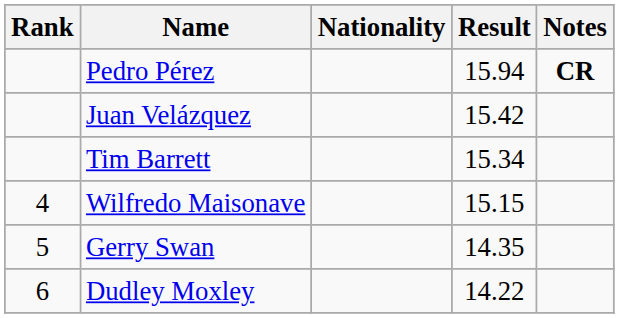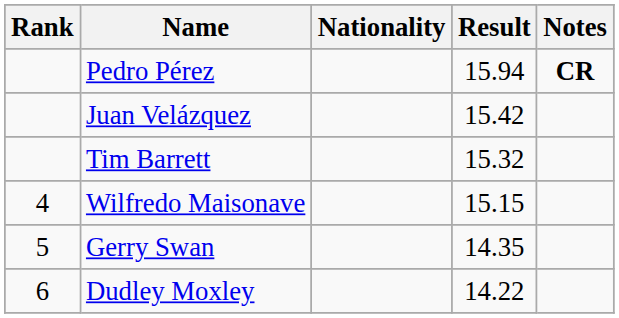(494, 159) 15.34 -> (494, 159) 15.32
